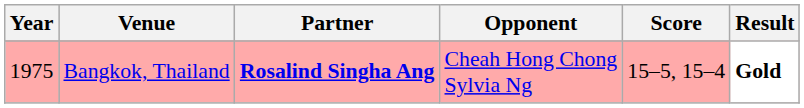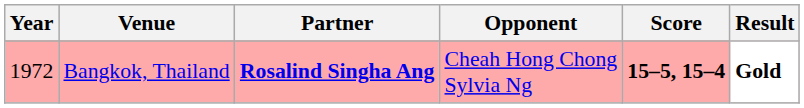(32, 71) 1975 -> (32, 71) 1972
(676, 71) normal -> (676, 71) bold
